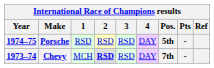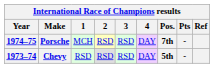(83, 41) RSD -> (83, 41) MCH
(168, 41) 5th -> (167, 41) 7th
(83, 56) MCH -> (83, 56) RSD
(105, 56) bold -> (105, 56) normal
(168, 56) 7th -> (167, 56) 5th
